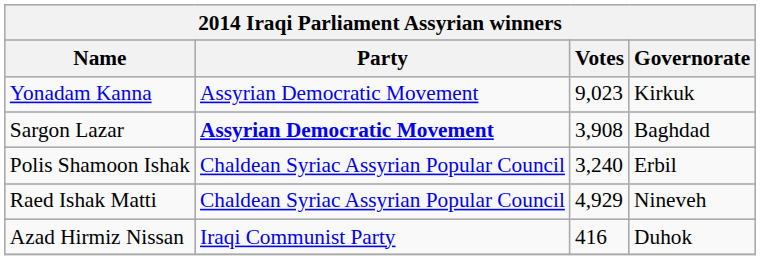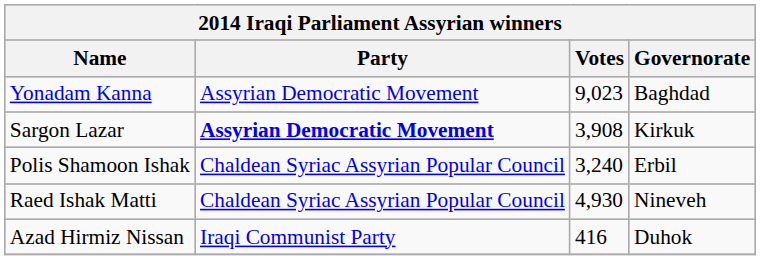(664, 93) Kirkuk -> (672, 93) Baghdad
(672, 129) Baghdad -> (664, 129) Kirkuk
(599, 200) 4,929 -> (599, 200) 4,930
